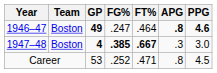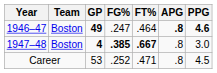(179, 45) .3 -> (179, 45) .8
